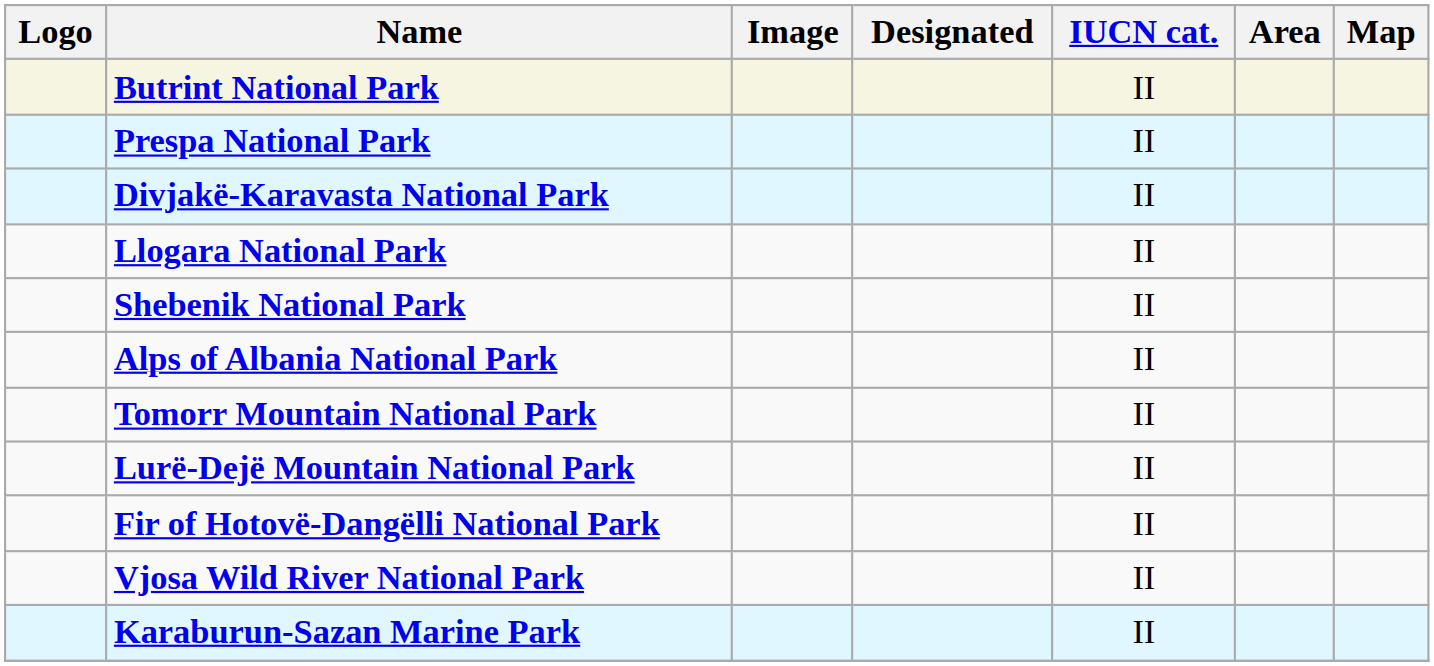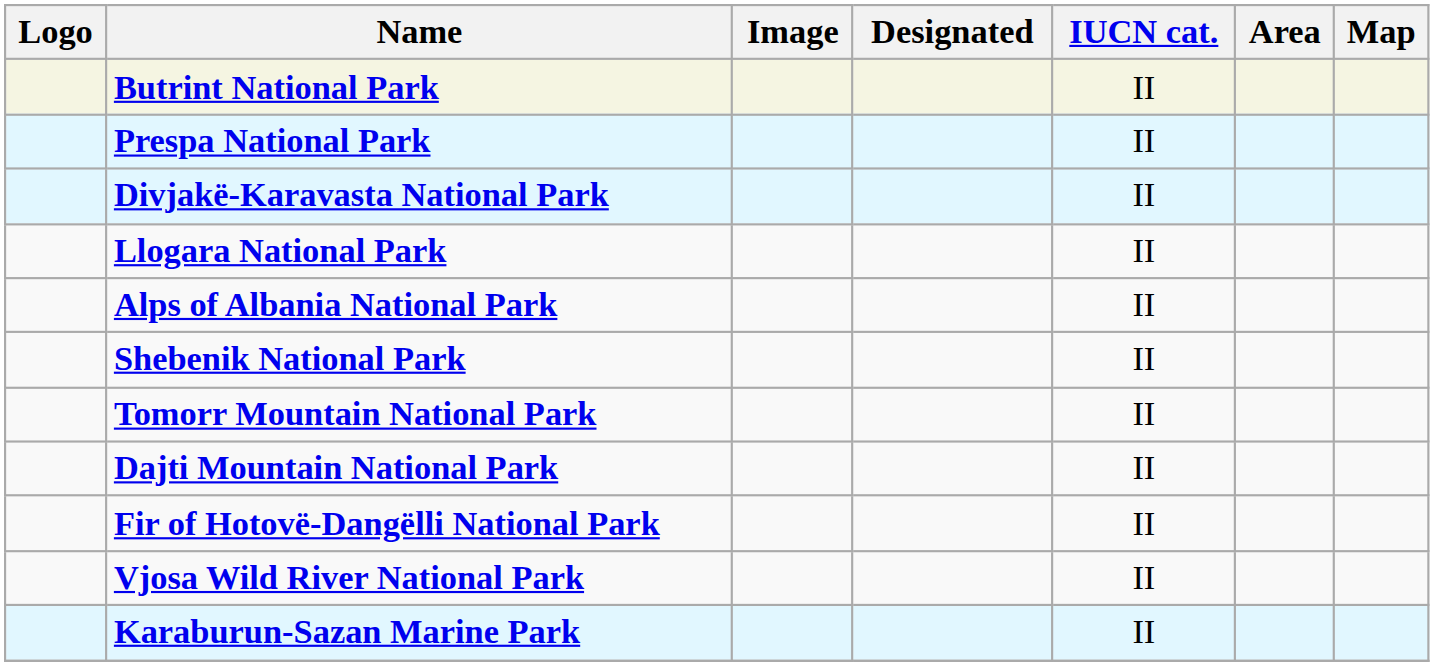rows swapped: (290, 304) <-> (336, 359)
- row: (374, 468)
+ row: (336, 468)
